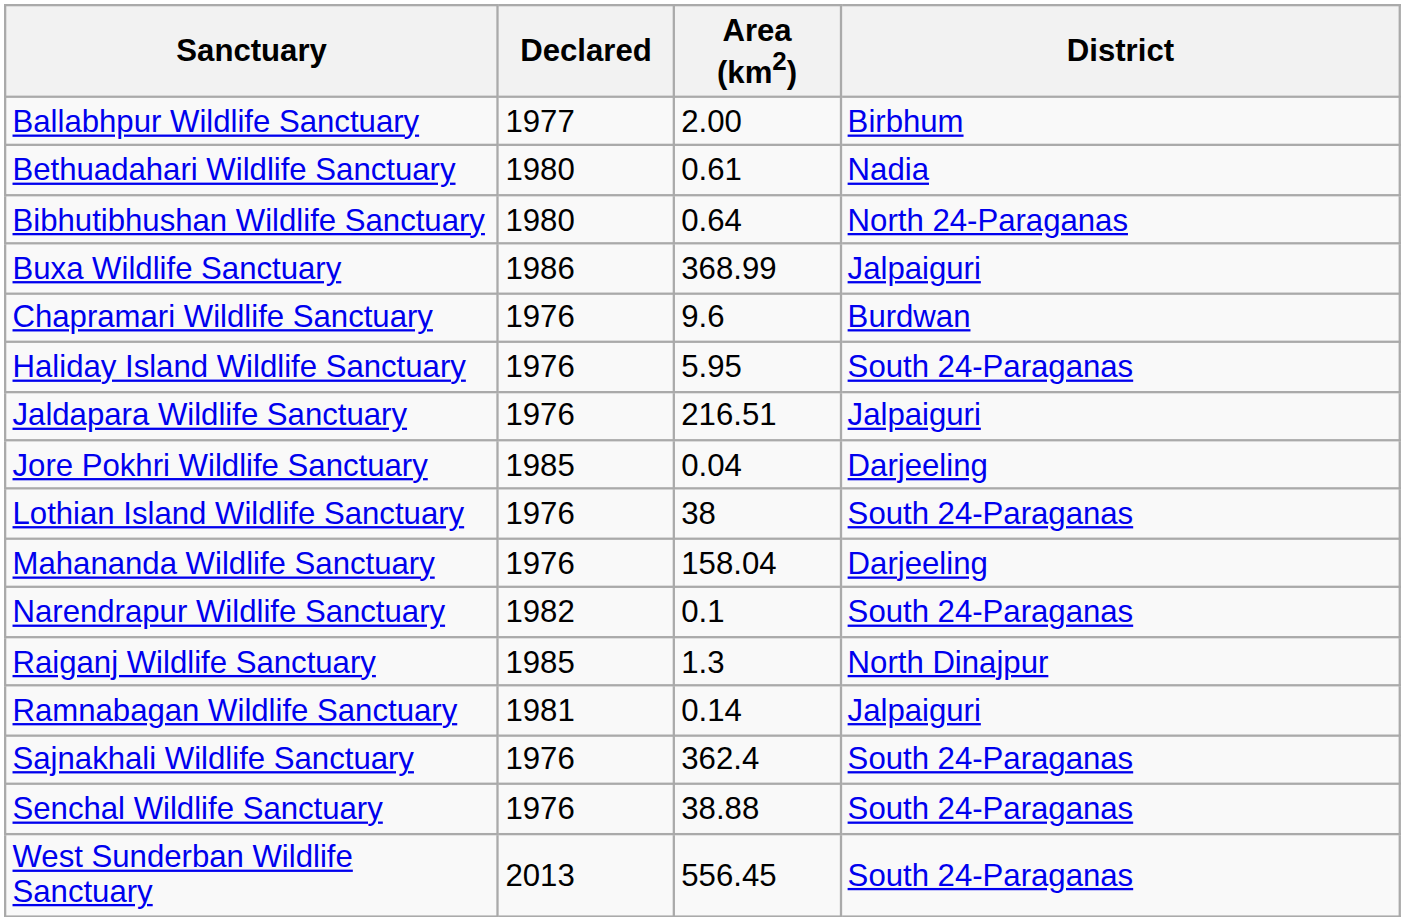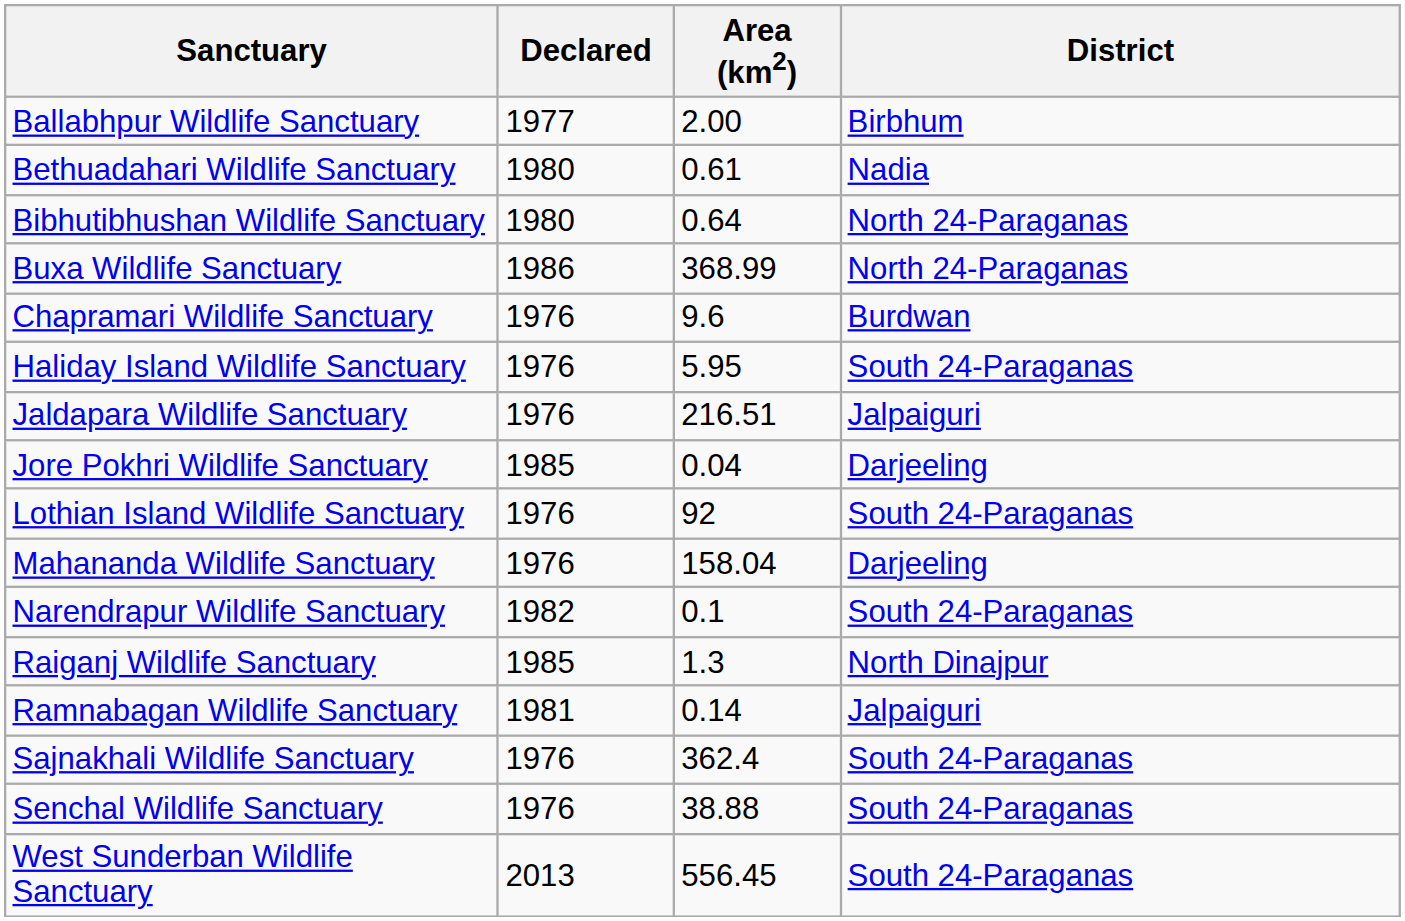(914, 268) Jalpaiguri -> (988, 268) North 24-Paraganas
(699, 514) 38 -> (699, 514) 92
